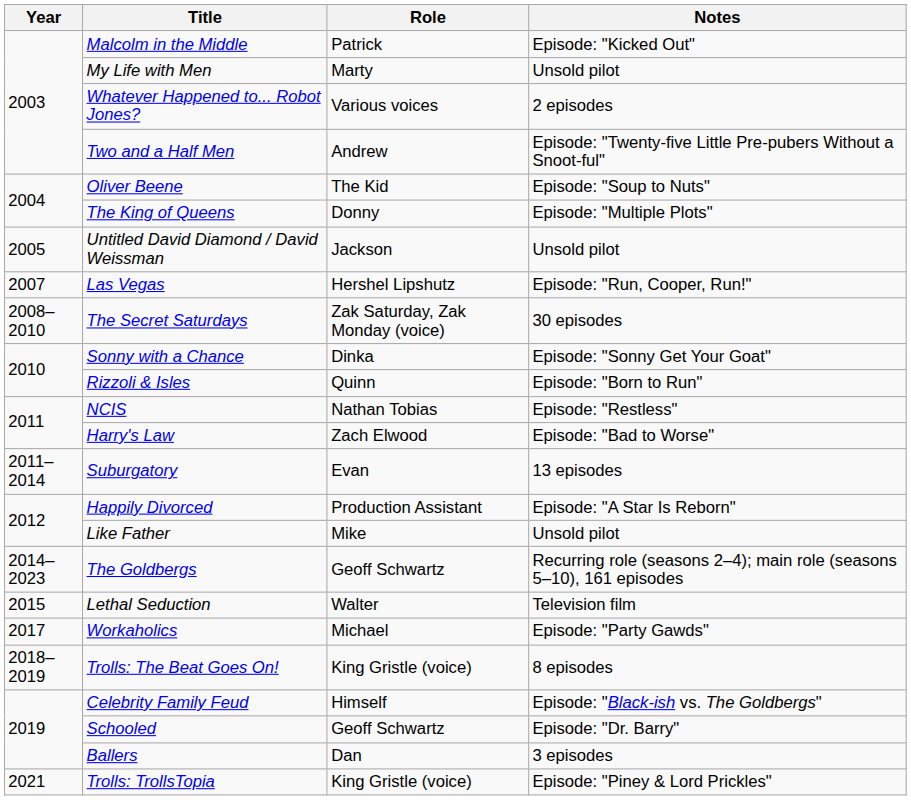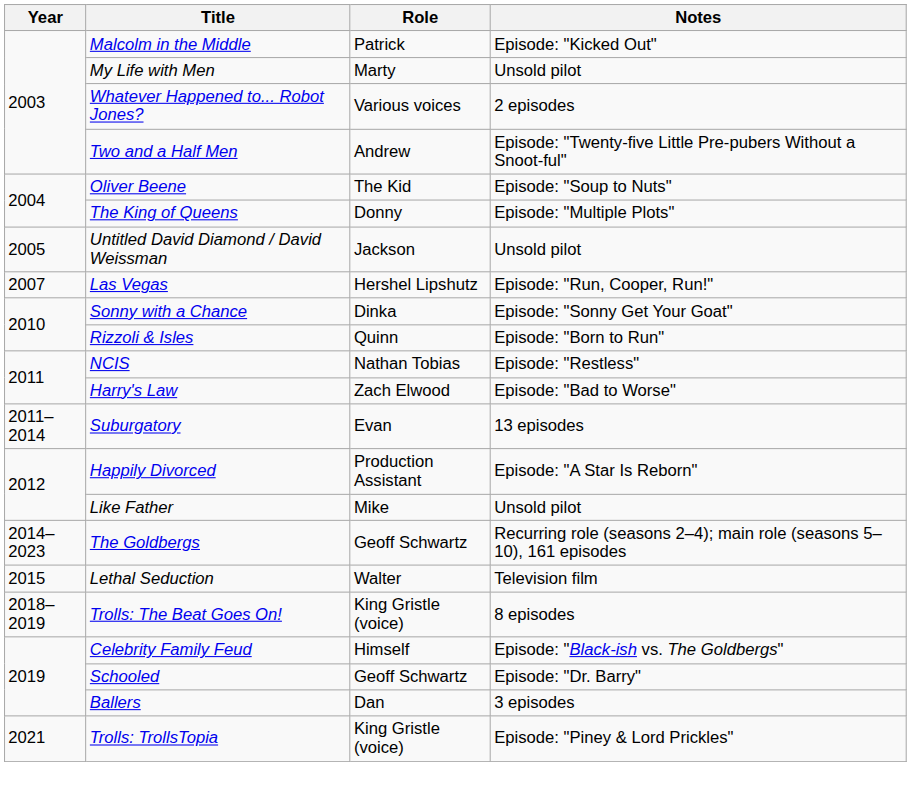- row: (167, 320)
- row: (132, 631)
